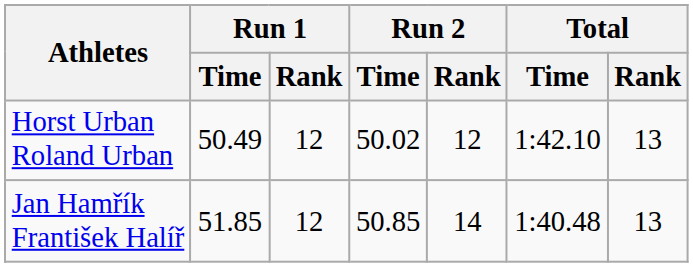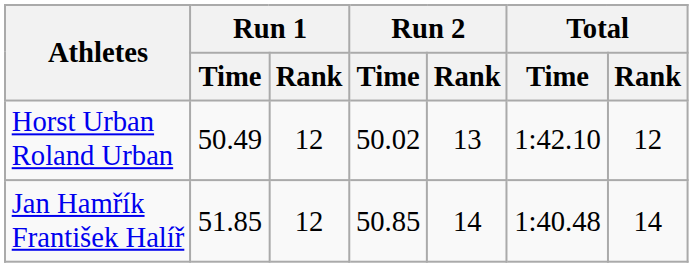(467, 139) 12 -> (467, 139) 13
(648, 139) 13 -> (648, 139) 12
(648, 221) 13 -> (648, 221) 14
